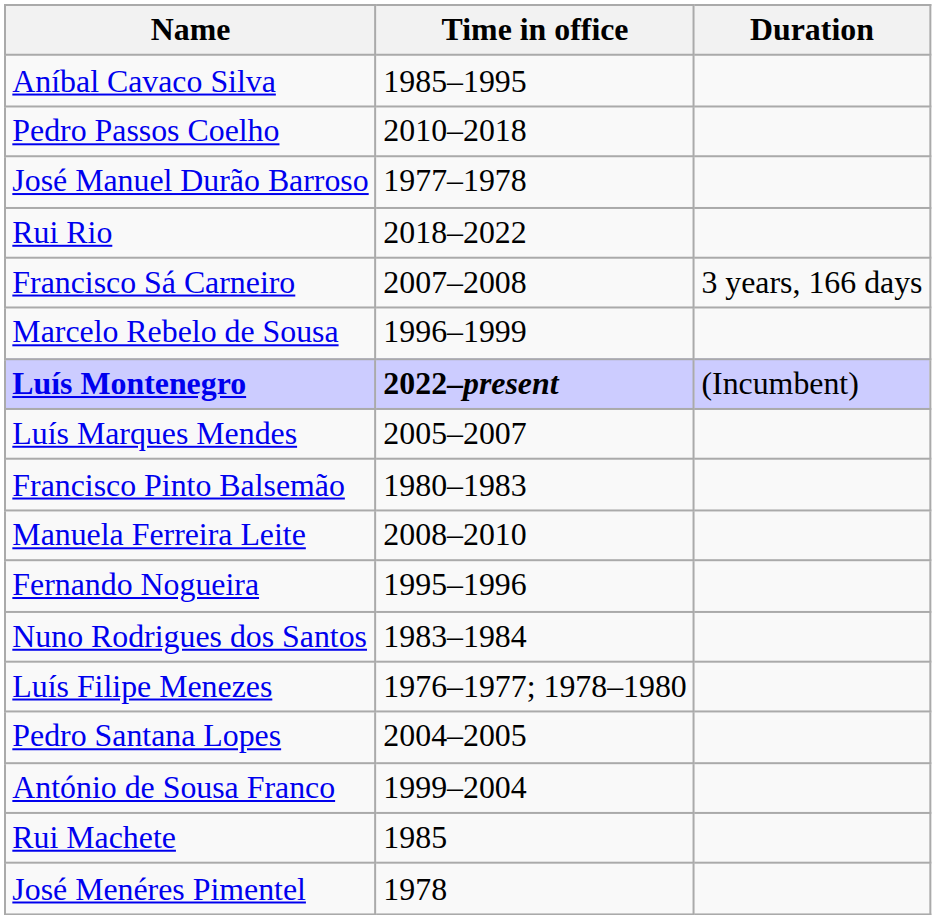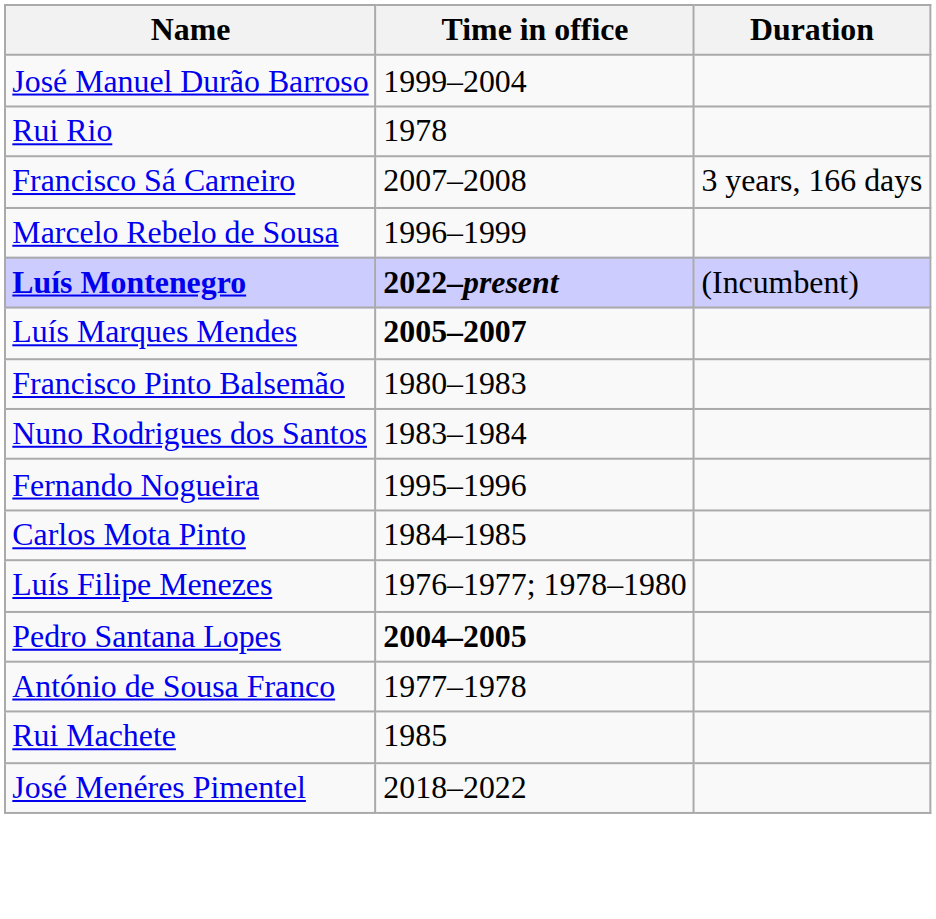- row: (144, 80)
- row: (146, 130)
(455, 181) 1977–1978 -> (455, 80) 1999–2004
(455, 231) 2018–2022 -> (415, 130) 1978
(455, 433) normal -> (455, 332) bold
- row: (159, 534)
rows swapped: (136, 585) <-> (190, 635)
+ row: (129, 534)
(455, 736) normal -> (455, 635) bold
(455, 787) 1999–2004 -> (455, 686) 1977–1978
(415, 888) 1978 -> (455, 787) 2018–2022
